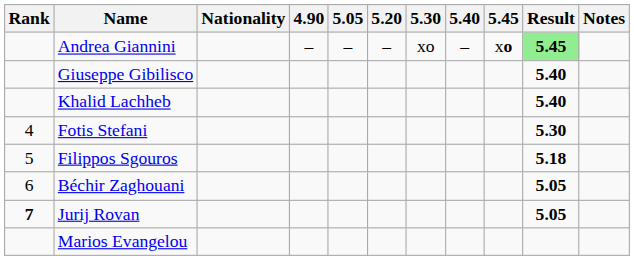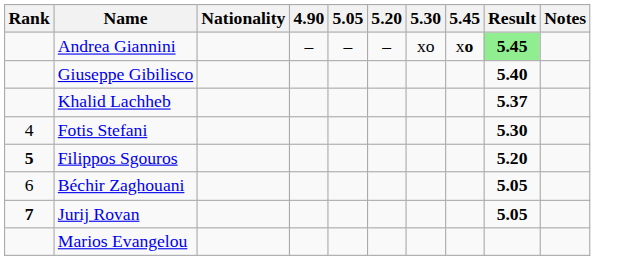- column: (465, 18)
(551, 102) 5.40 -> (512, 102) 5.37
(29, 158) normal -> (29, 158) bold
(551, 158) 5.18 -> (512, 158) 5.20
